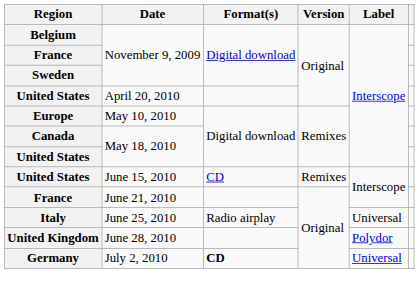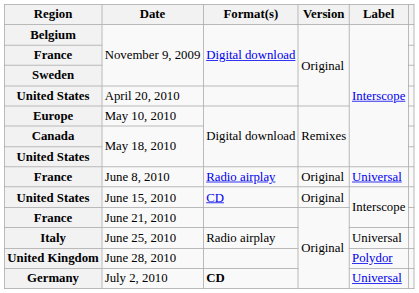+ row: (53, 177)
(324, 177) Remixes -> (323, 197) Original
